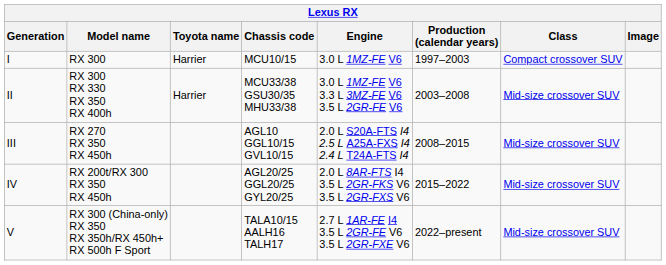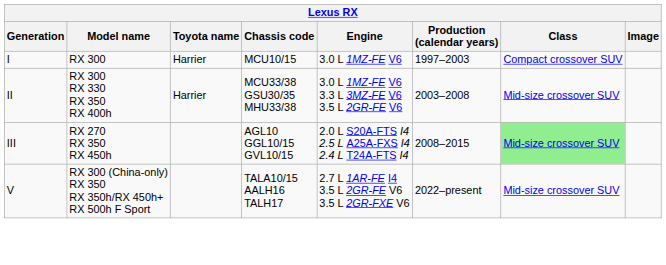(561, 143) no background -> (561, 143) lightgreen background
- row: (12, 185)
